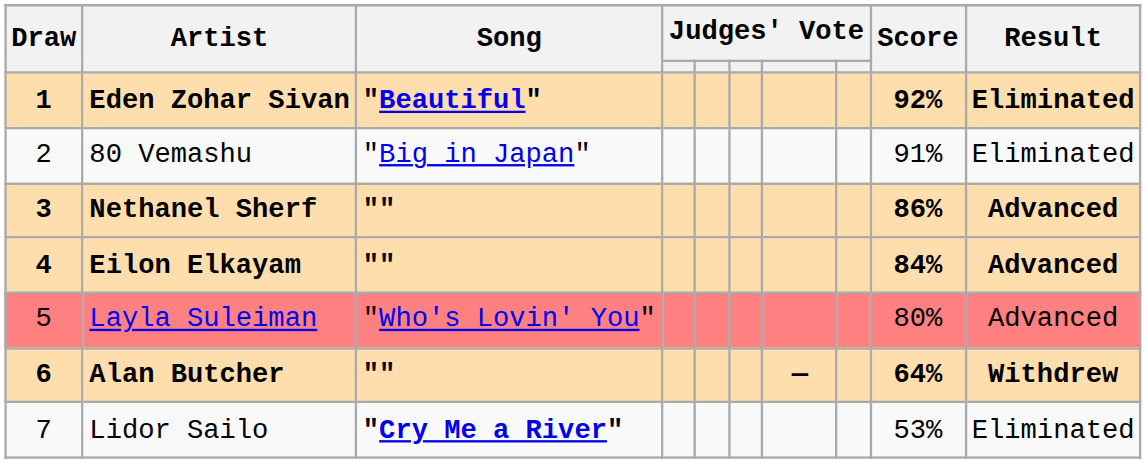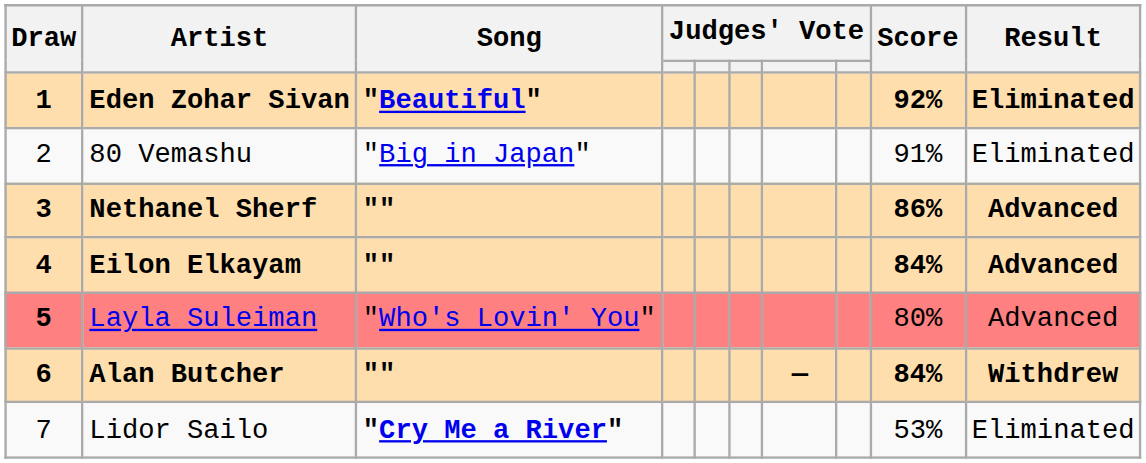(44, 320) normal -> (44, 320) bold
(918, 375) 64% -> (918, 375) 84%
